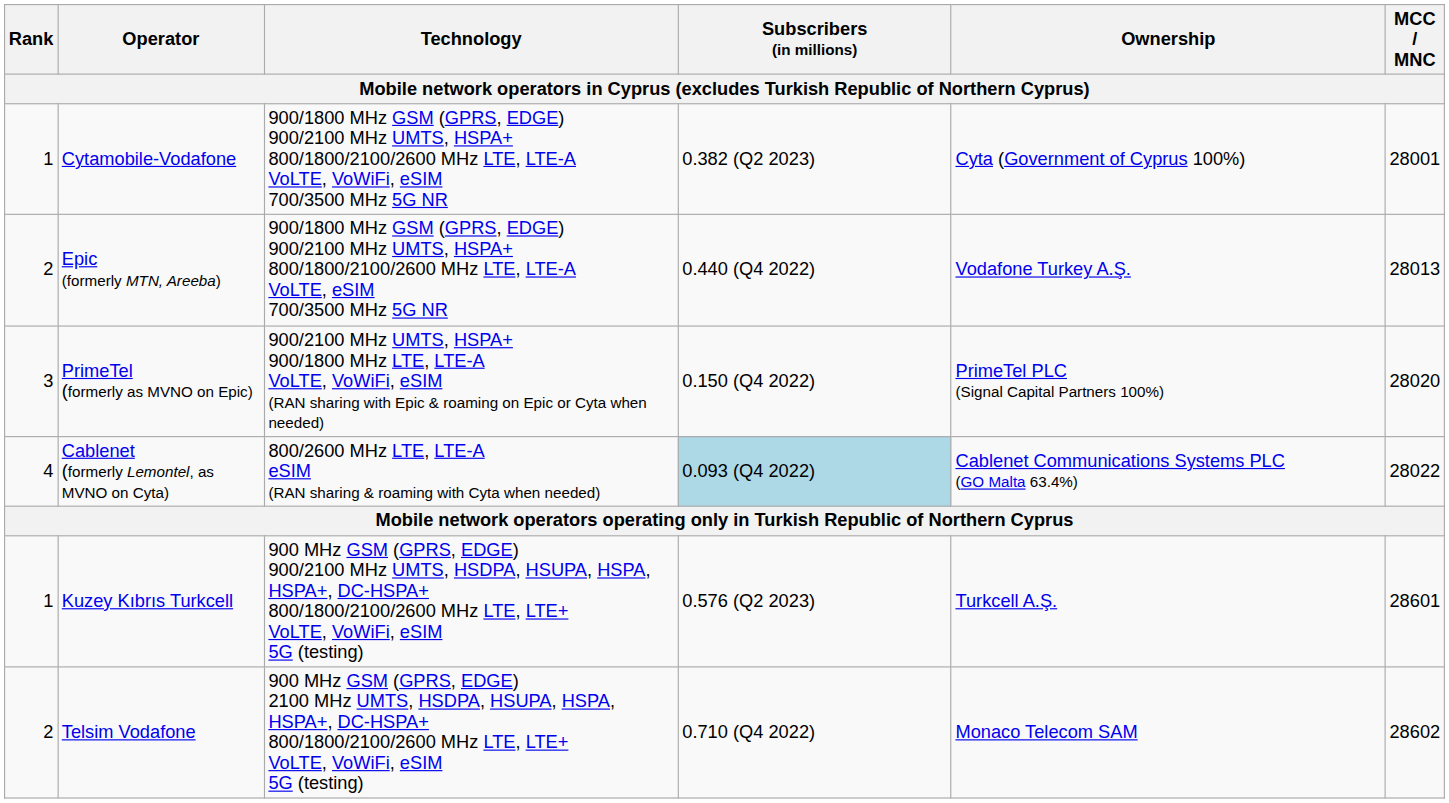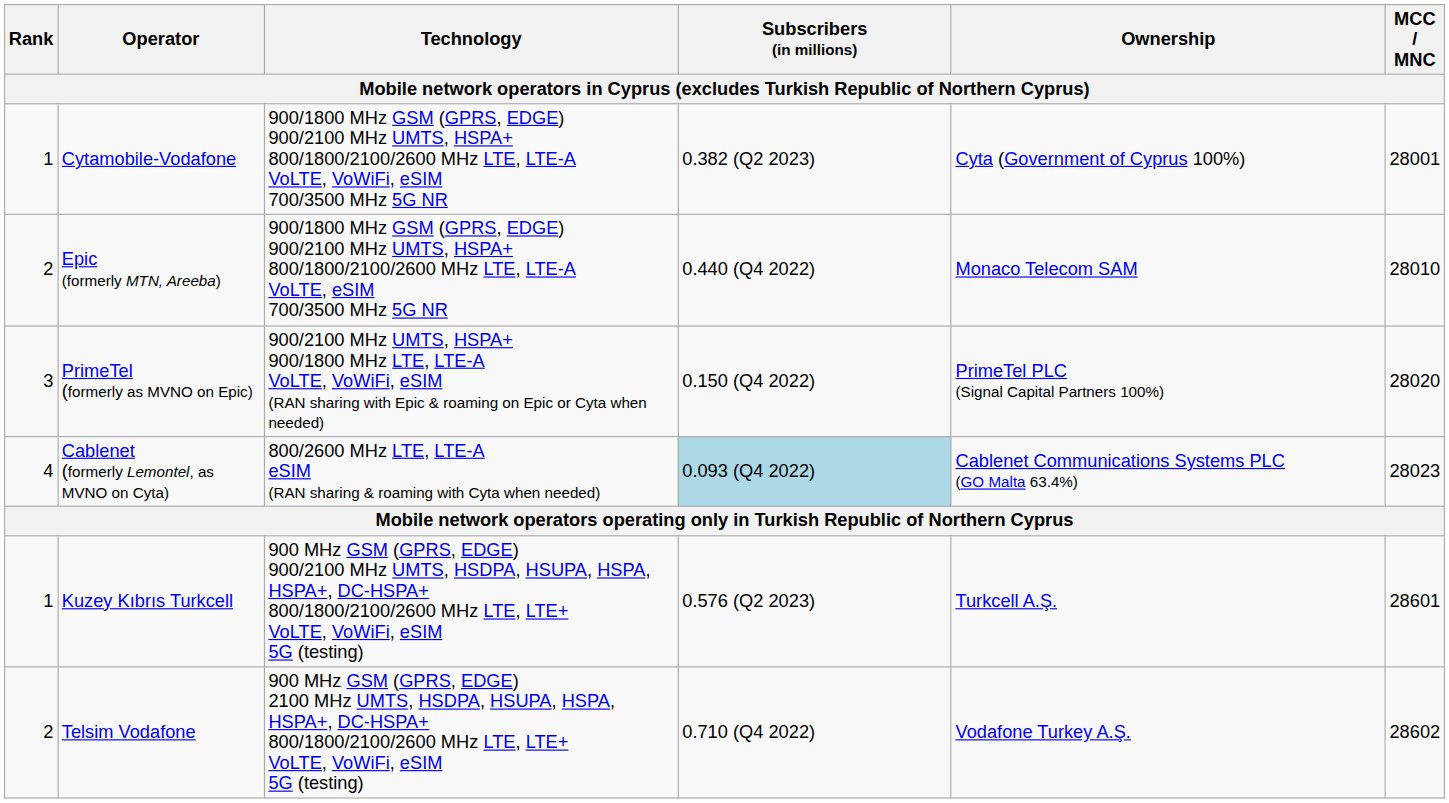(1043, 269) Vodafone Turkey A.Ş. -> (1047, 269) Monaco Telecom SAM
(1415, 269) 28013 -> (1415, 269) 28010
(1415, 471) 28022 -> (1415, 471) 28023
(1047, 732) Monaco Telecom SAM -> (1043, 732) Vodafone Turkey A.Ş.
